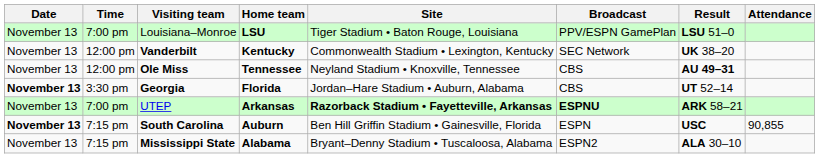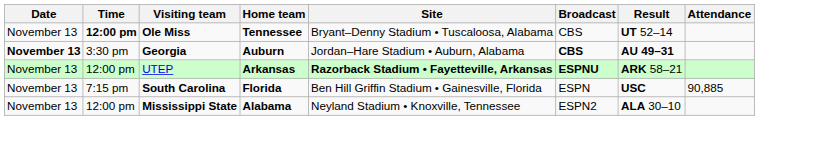- row: (188, 32)
- row: (168, 51)
(110, 69) normal -> (111, 32) bold
(415, 69) Neyland Stadium • Knoxville, Tennessee -> (432, 32) Bryant–Denny Stadium • Tuscaloosa, Alabama
(708, 69) AU 49–31 -> (647, 32) UT 52–14
(261, 88) Florida -> (263, 51) Auburn
(571, 88) normal -> (571, 51) bold
(707, 88) UT 52–14 -> (647, 51) AU 49–31
(107, 106) 7:00 pm -> (110, 69) 12:00 pm
(44, 125) bold -> (42, 88) normal
(263, 125) Auburn -> (262, 88) Florida
(766, 125) 90,855 -> (705, 88) 90,885
(107, 144) 7:15 pm -> (110, 106) 12:00 pm
(431, 144) Bryant–Denny Stadium • Tuscaloosa, Alabama -> (416, 106) Neyland Stadium • Knoxville, Tennessee
